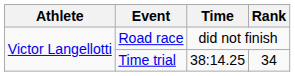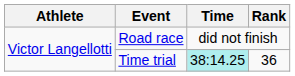(218, 61) no background -> (218, 61) paleturquoise background
(269, 61) 34 -> (269, 61) 36
